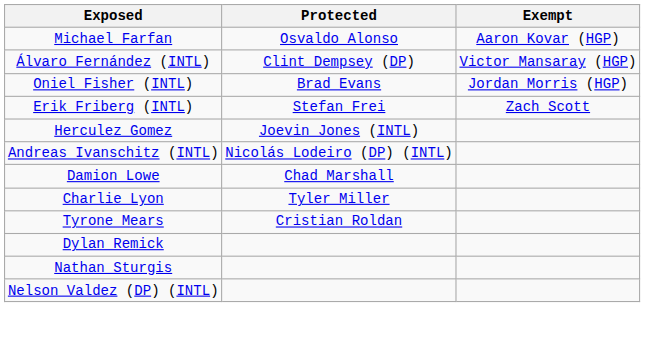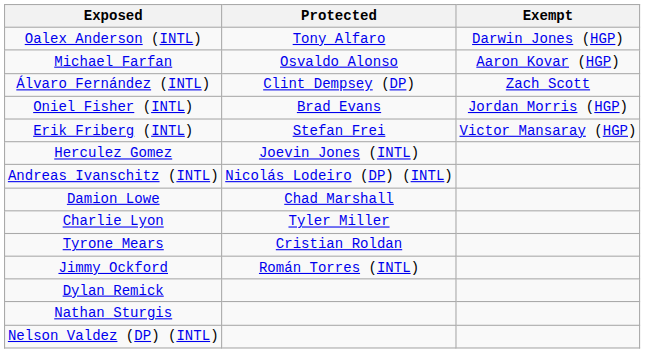+ row: (113, 39)
(548, 62) Victor Mansaray (HGP) -> (548, 85) Zach Scott
(548, 108) Zach Scott -> (548, 130) Victor Mansaray (HGP)
+ row: (113, 268)
